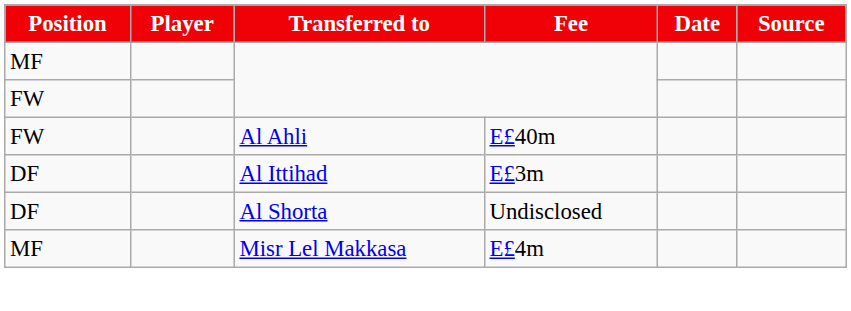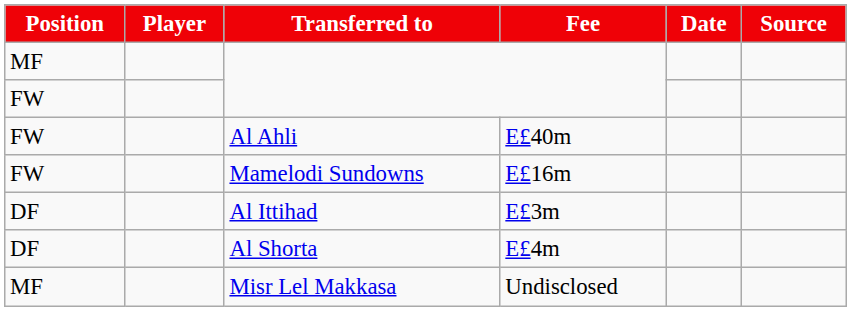+ row: (27, 173)
(546, 211) Undisclosed -> (533, 249) E£4m
(517, 249) E£4m -> (562, 286) Undisclosed
